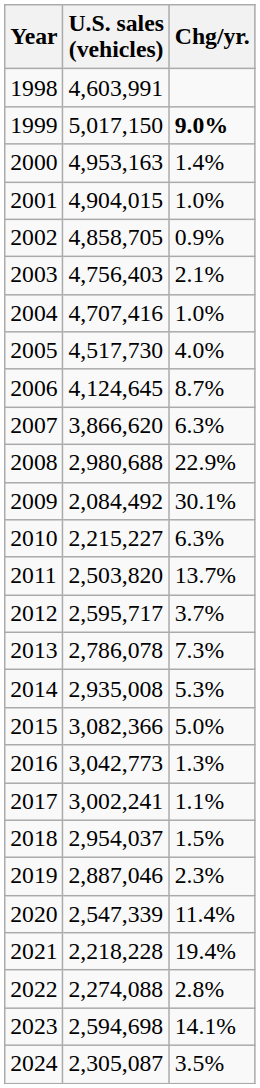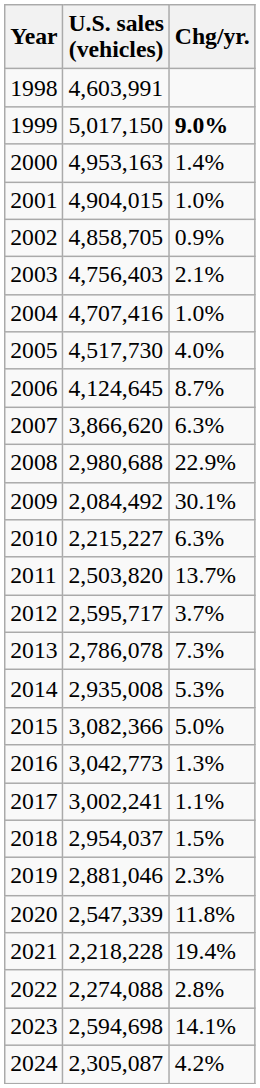(116, 876) 2,887,046 -> (116, 876) 2,881,046
(205, 913) 11.4% -> (205, 913) 11.8%
(199, 1063) 3.5% -> (199, 1063) 4.2%
